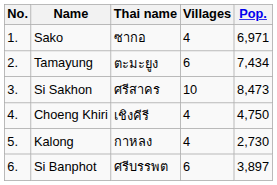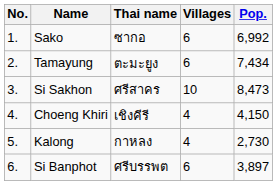(187, 37) 4 -> (187, 37) 6
(253, 37) 6,971 -> (253, 37) 6,992
(253, 115) 4,750 -> (253, 115) 4,150
